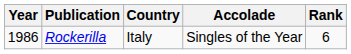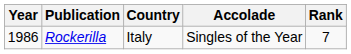(326, 37) 6 -> (326, 37) 7
